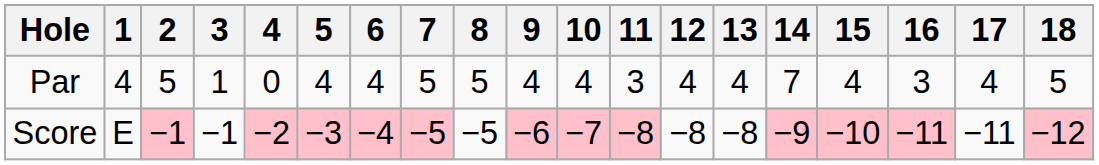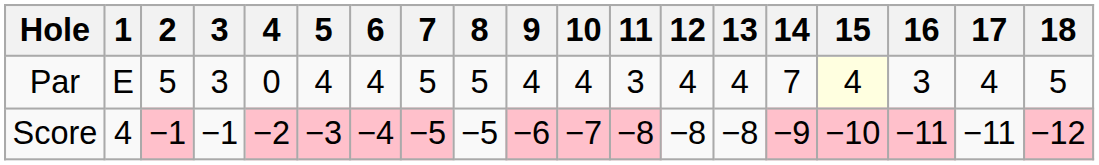(123, 81) 4 -> (123, 81) E
(219, 81) 1 -> (219, 81) 3
(853, 81) no background -> (853, 81) lightyellow background
(123, 133) E -> (123, 133) 4
